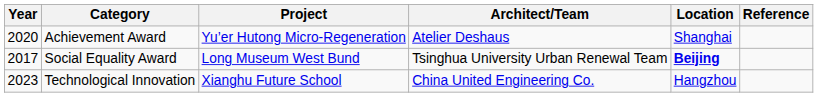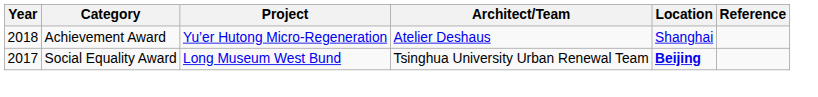(23, 37) 2020 -> (23, 37) 2018
- row: (120, 80)
